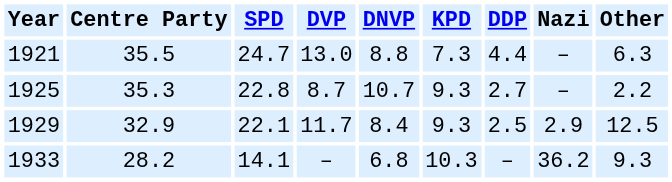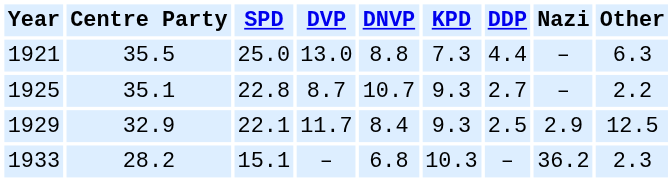(264, 56) 24.7 -> (264, 56) 25.0
(149, 91) 35.3 -> (149, 91) 35.1
(264, 161) 14.1 -> (264, 161) 15.1
(632, 161) 9.3 -> (632, 161) 2.3
